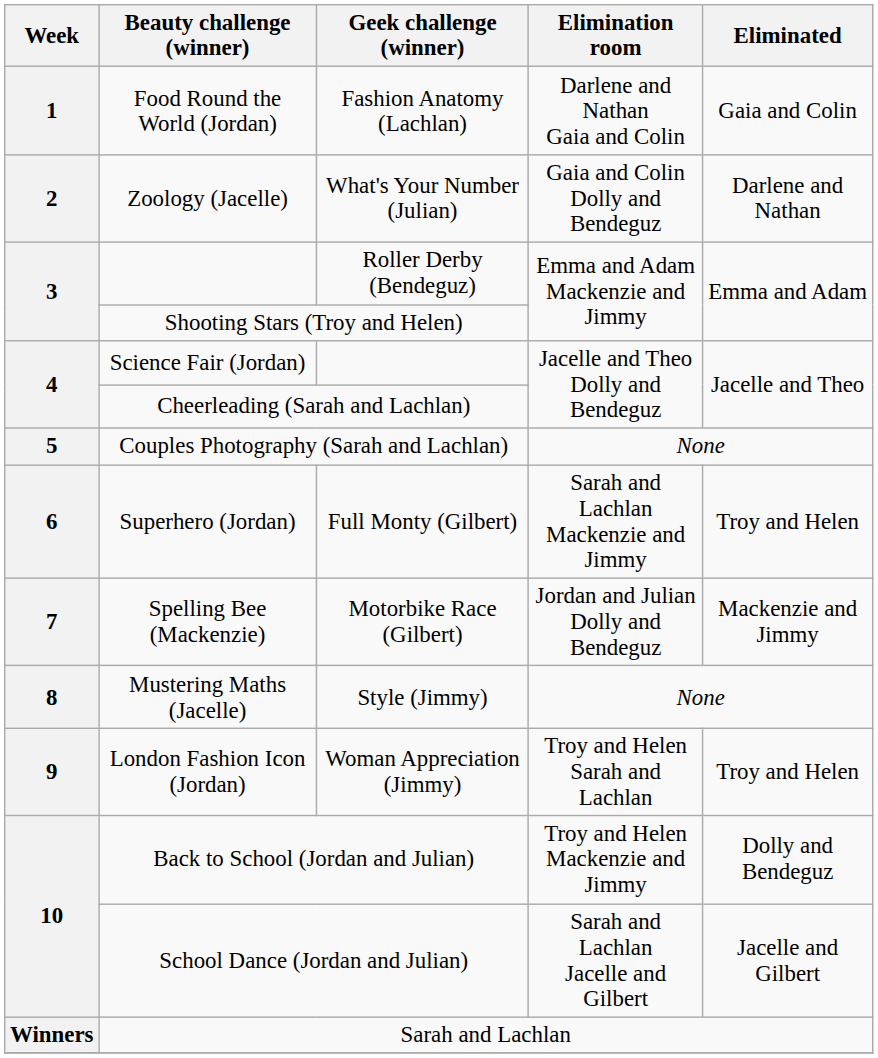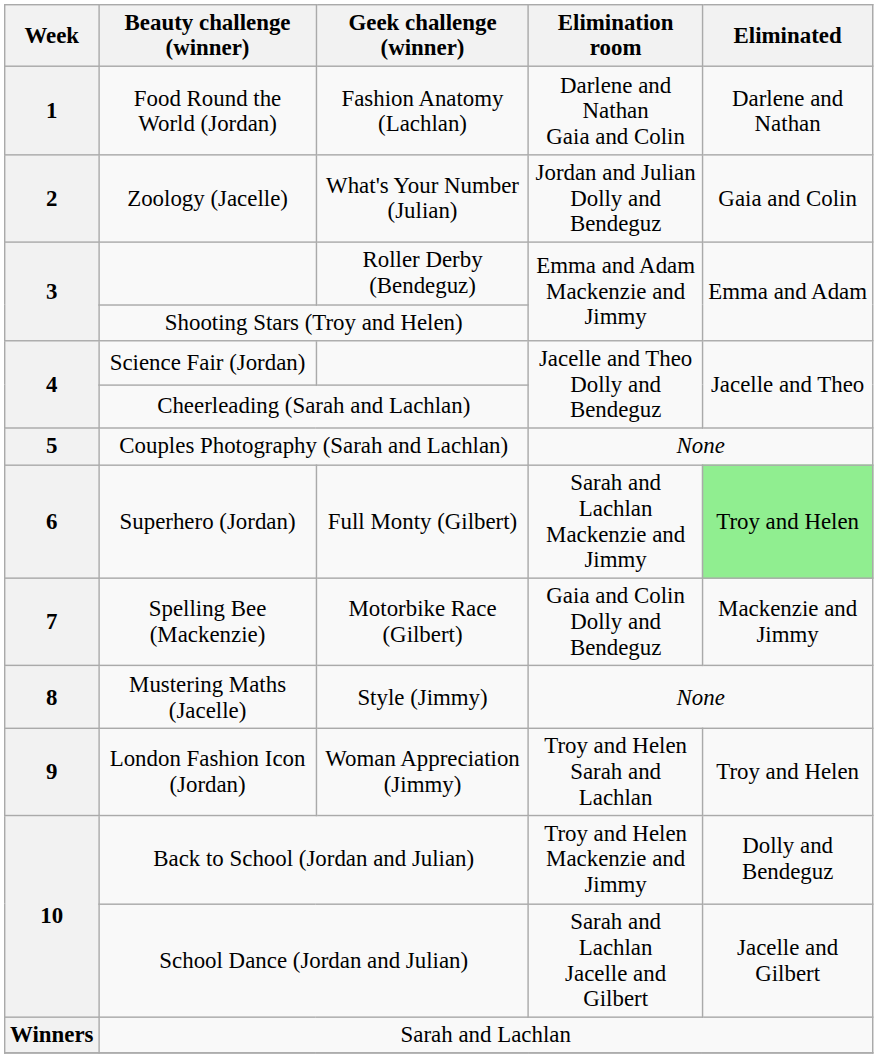(788, 110) Gaia and Colin -> (788, 110) Darlene and Nathan
(616, 198) Gaia and Colin Dolly and Bendeguz -> (616, 198) Jordan and Julian Dolly and Bendeguz
(788, 198) Darlene and Nathan -> (788, 198) Gaia and Colin
(788, 521) no background -> (788, 521) lightgreen background
(616, 621) Jordan and Julian Dolly and Bendeguz -> (616, 621) Gaia and Colin Dolly and Bendeguz
